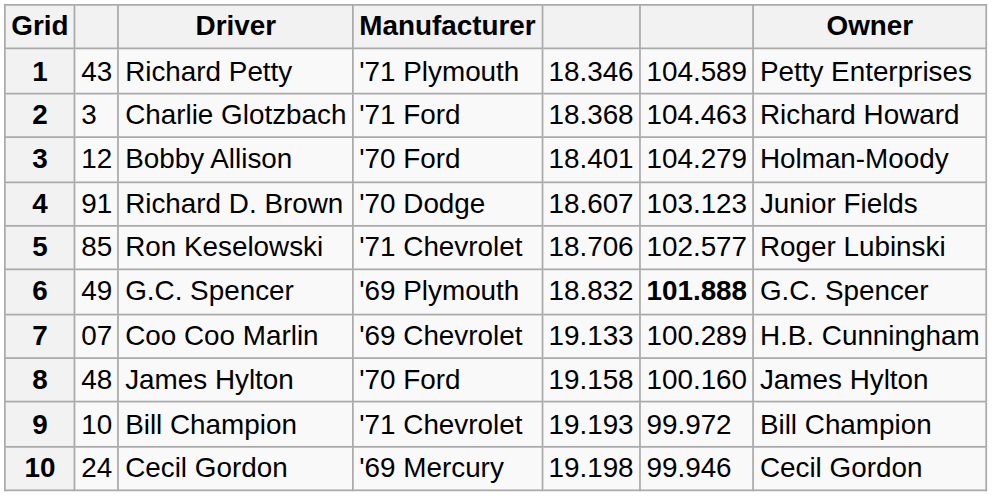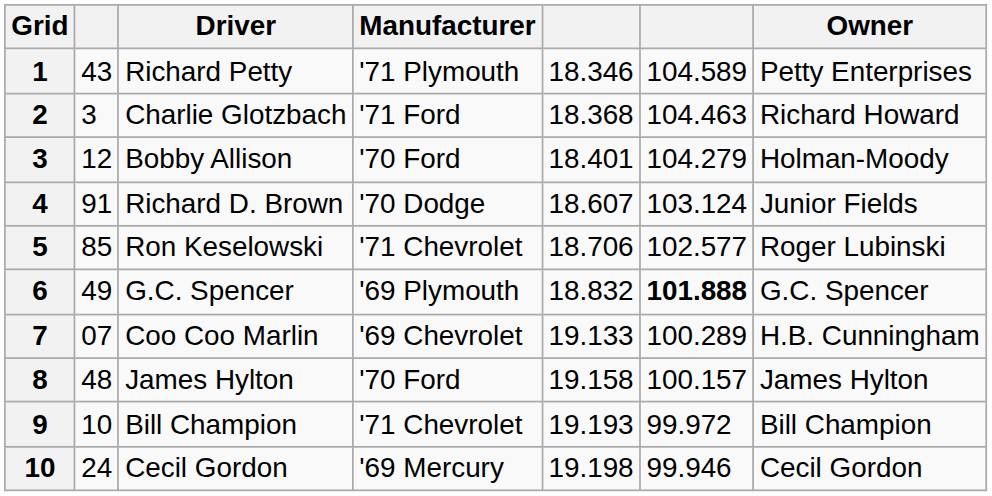(697, 203) 103.123 -> (697, 203) 103.124
(697, 379) 100.160 -> (697, 379) 100.157
